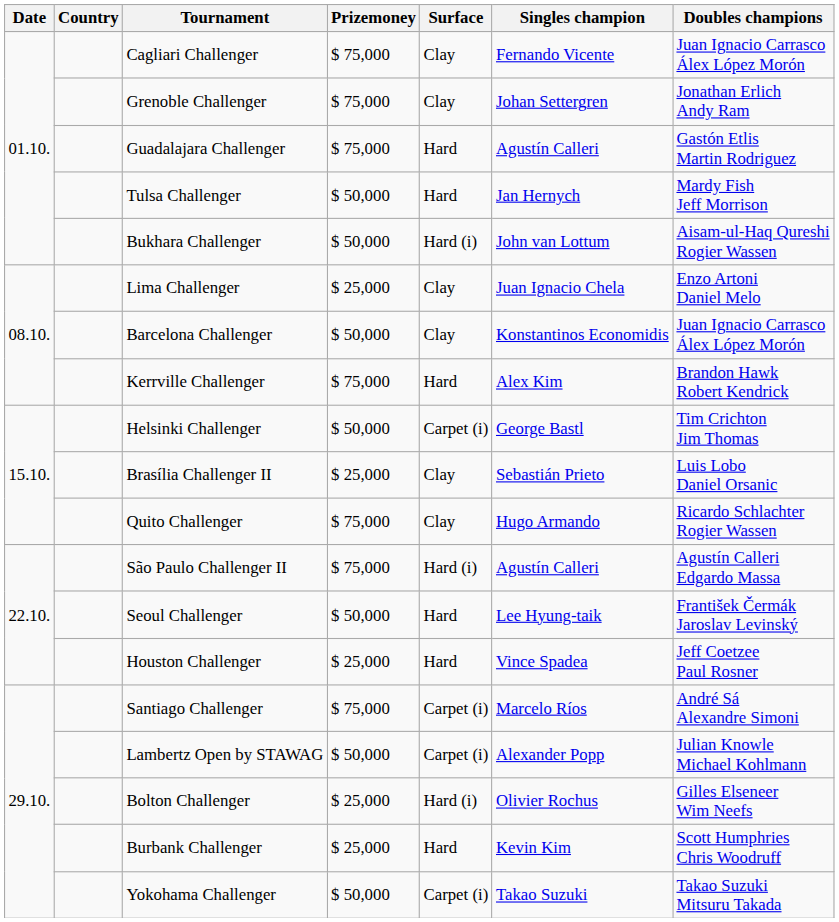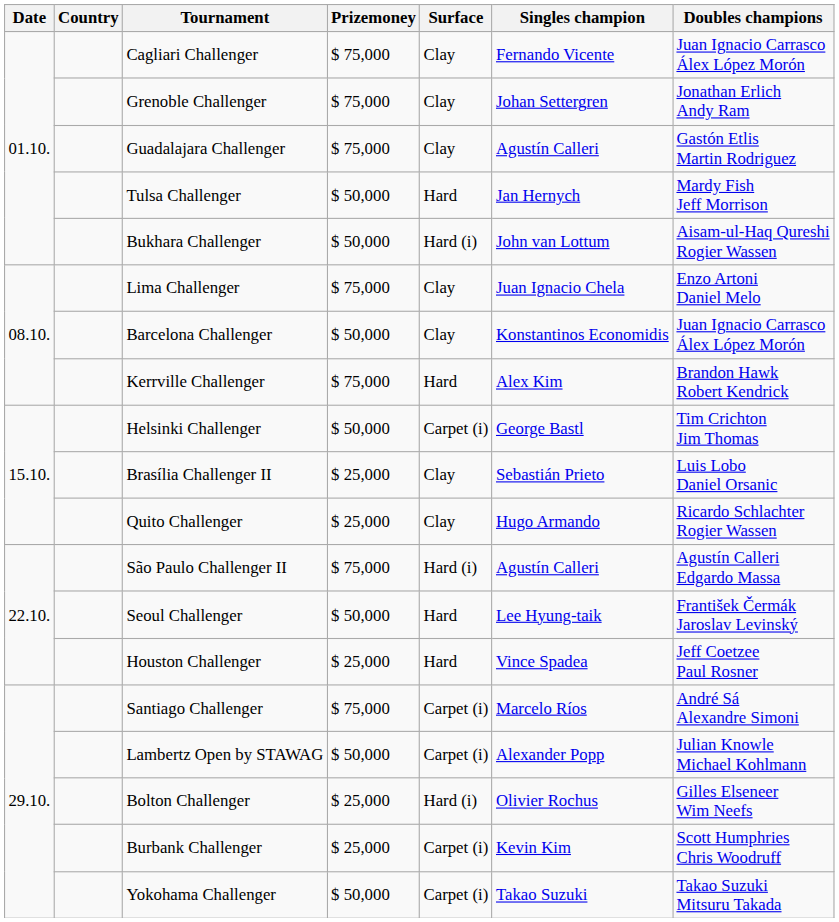(440, 147) Hard -> (439, 147) Clay
(360, 287) $ 25,000 -> (360, 287) $ 75,000
(360, 520) $ 75,000 -> (360, 520) $ 25,000
(440, 847) Hard -> (456, 847) Carpet (i)
